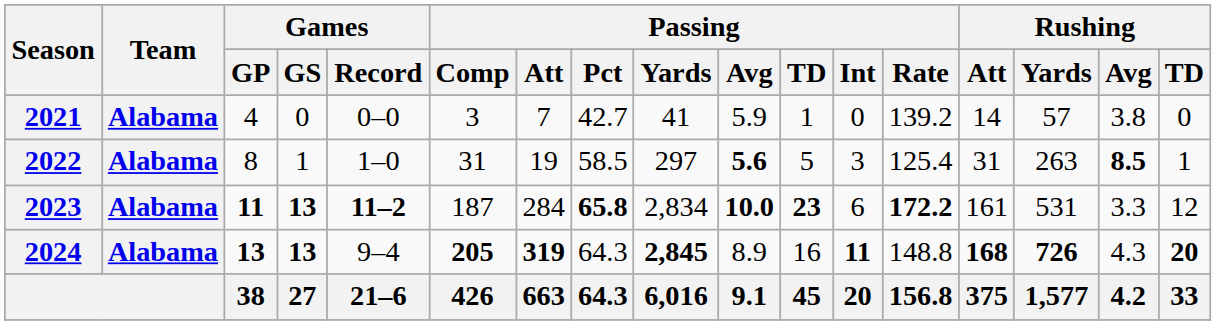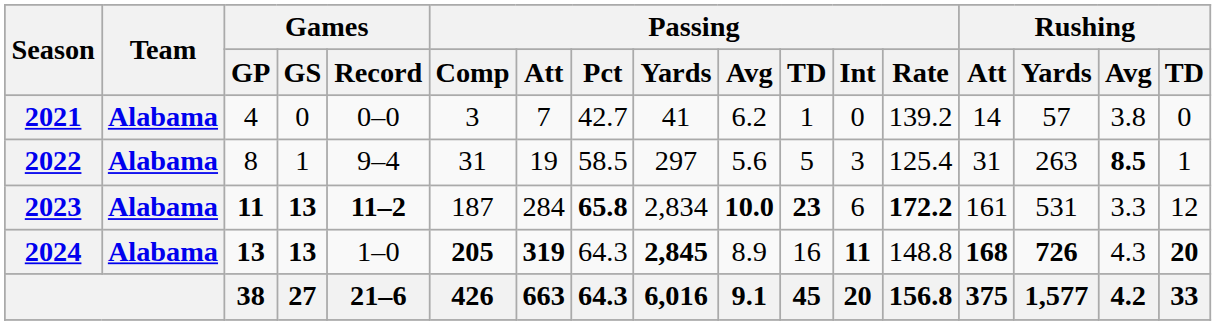(749, 116) 5.9 -> (749, 116) 6.2
(378, 161) 1–0 -> (378, 161) 9–4
(749, 161) bold -> (749, 161) normal
(378, 251) 9–4 -> (378, 251) 1–0
